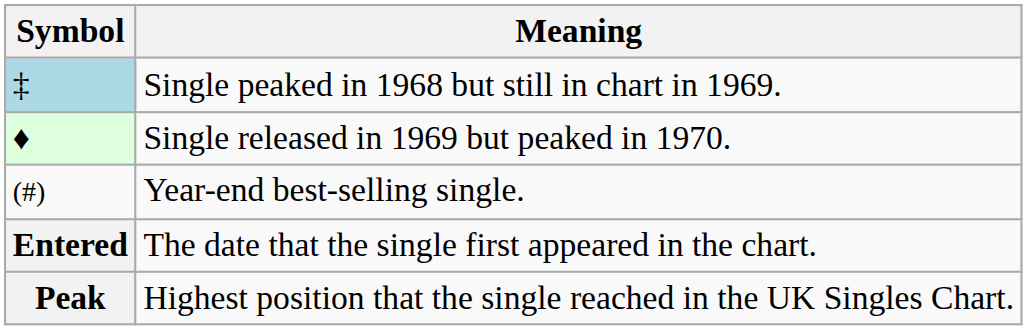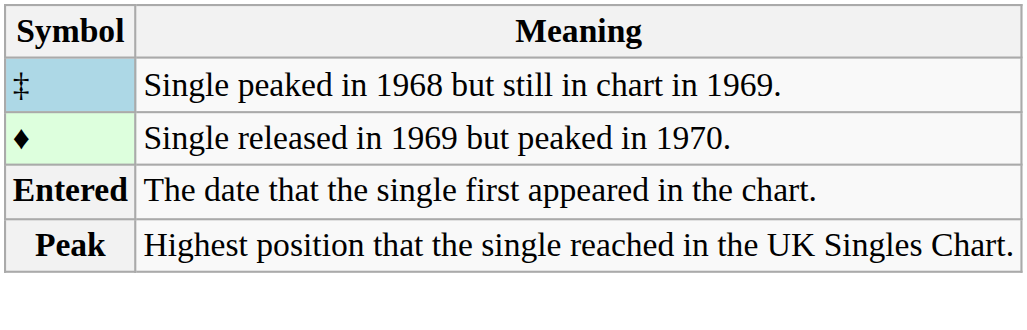- row: (334, 191)
